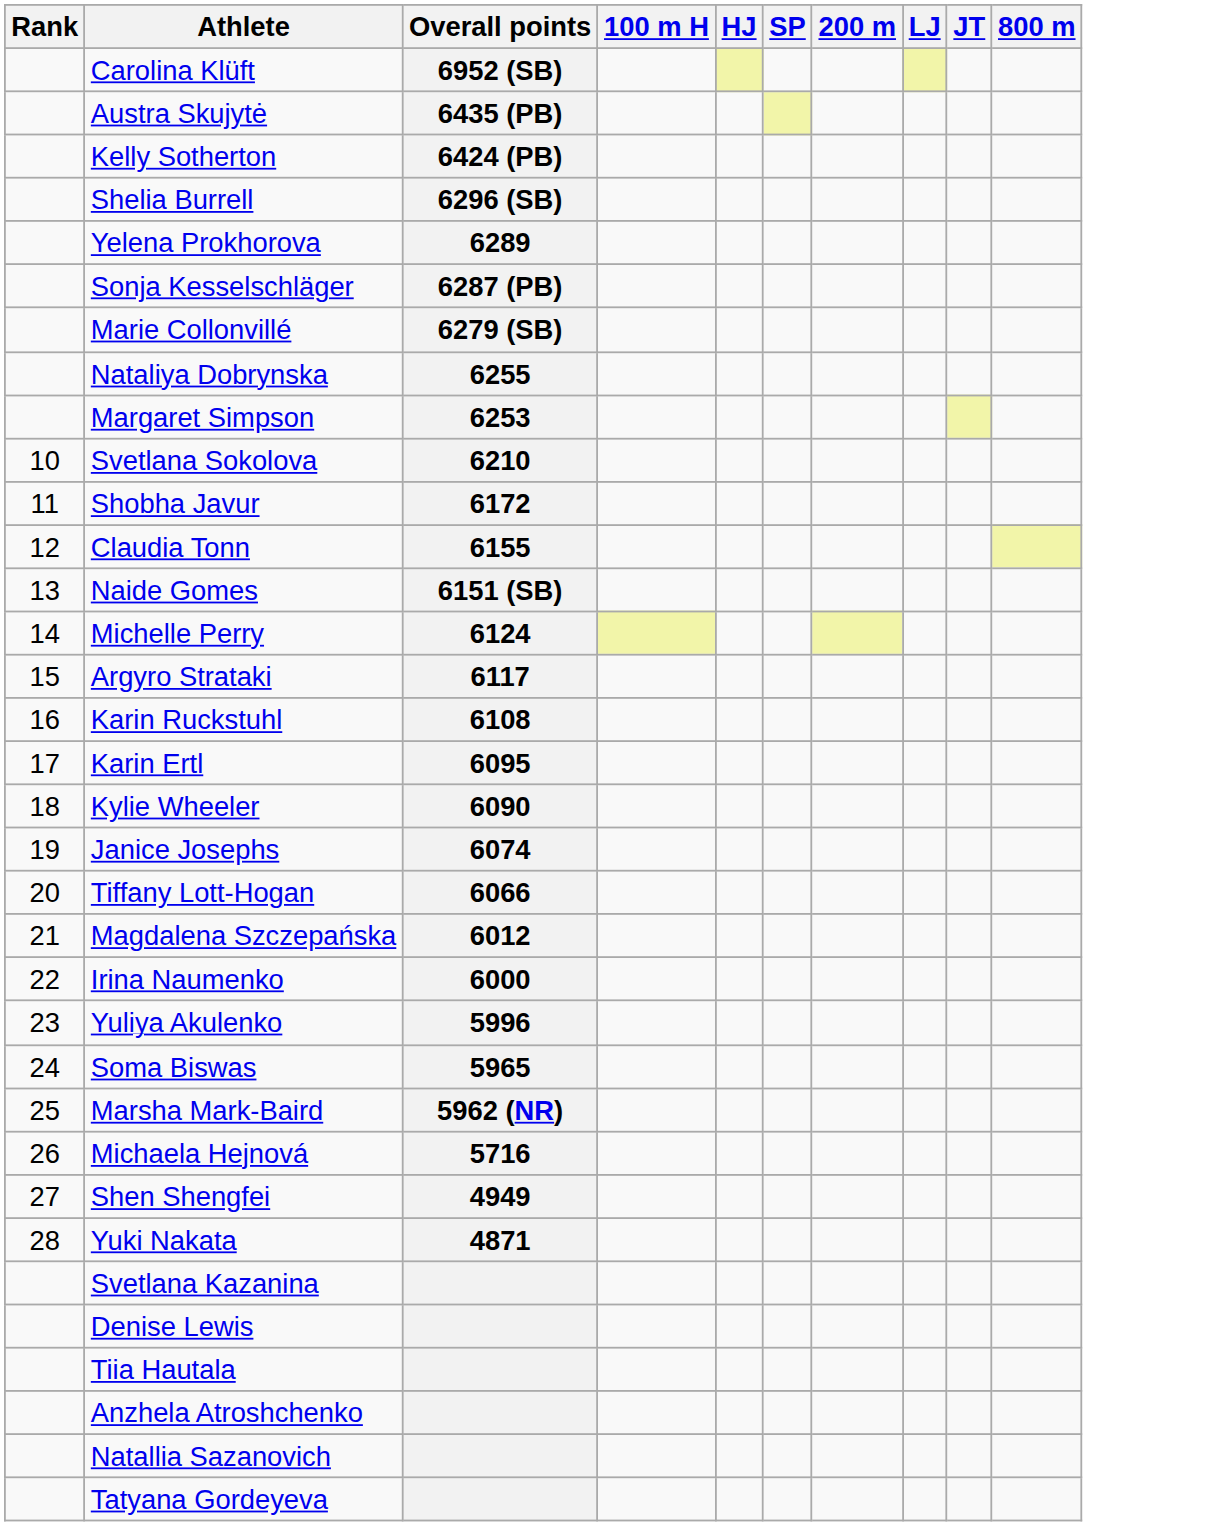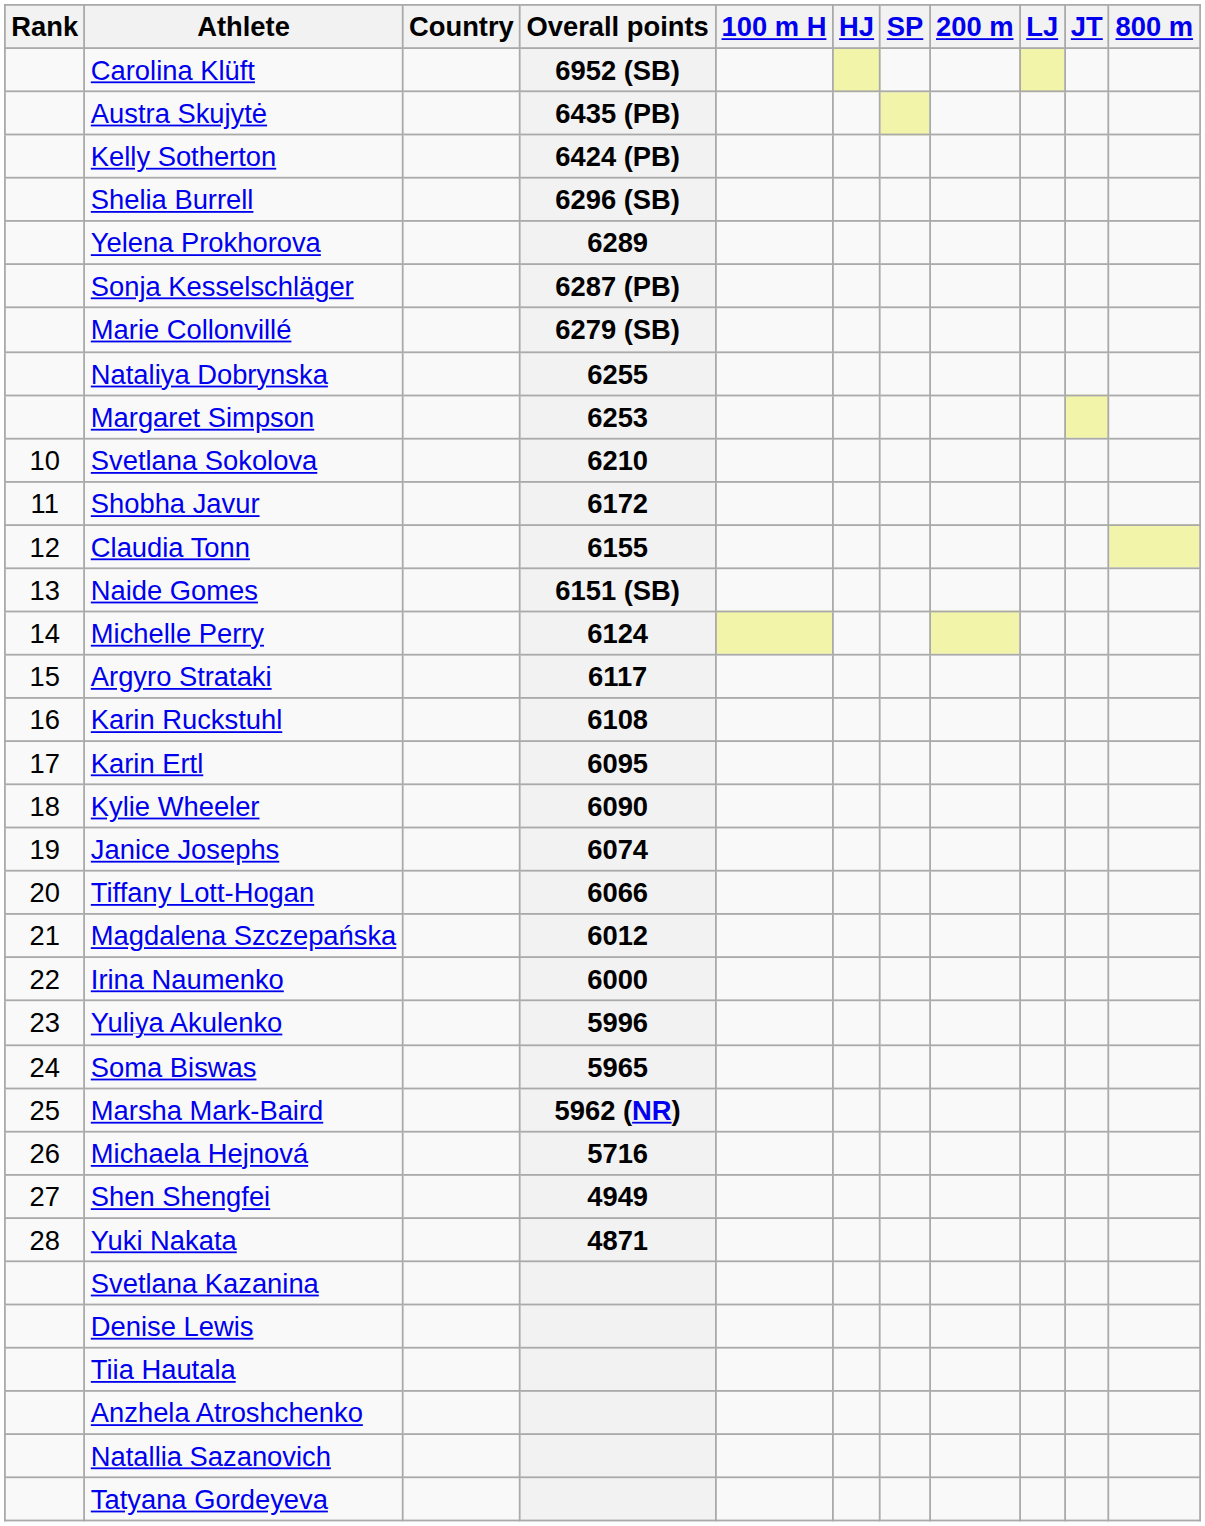+ column: (461, 27)
